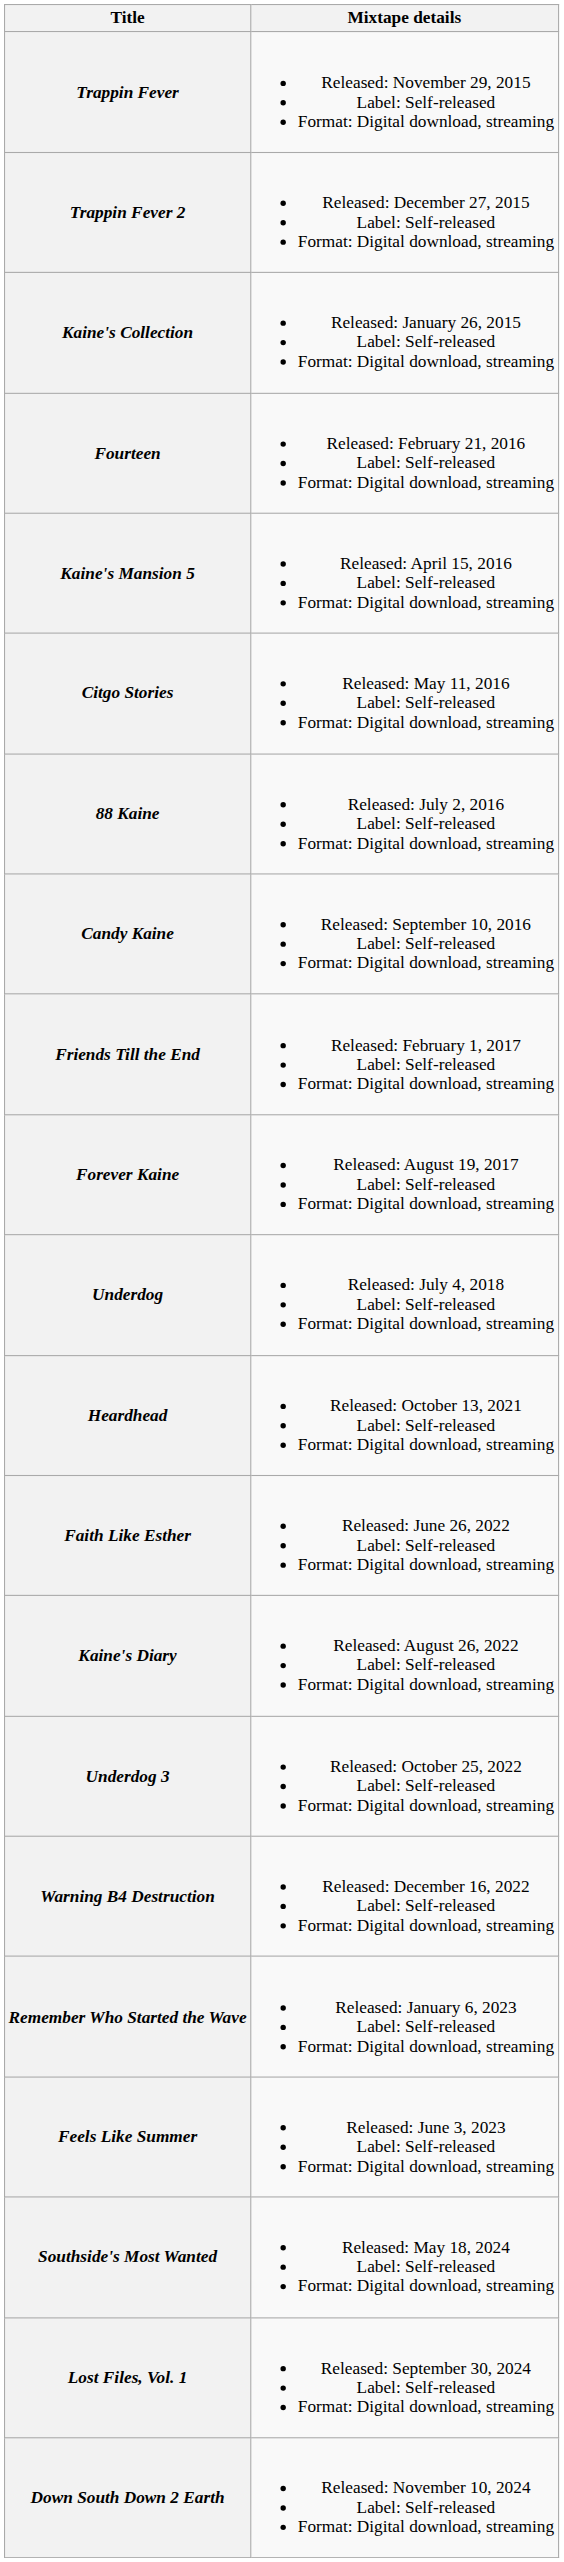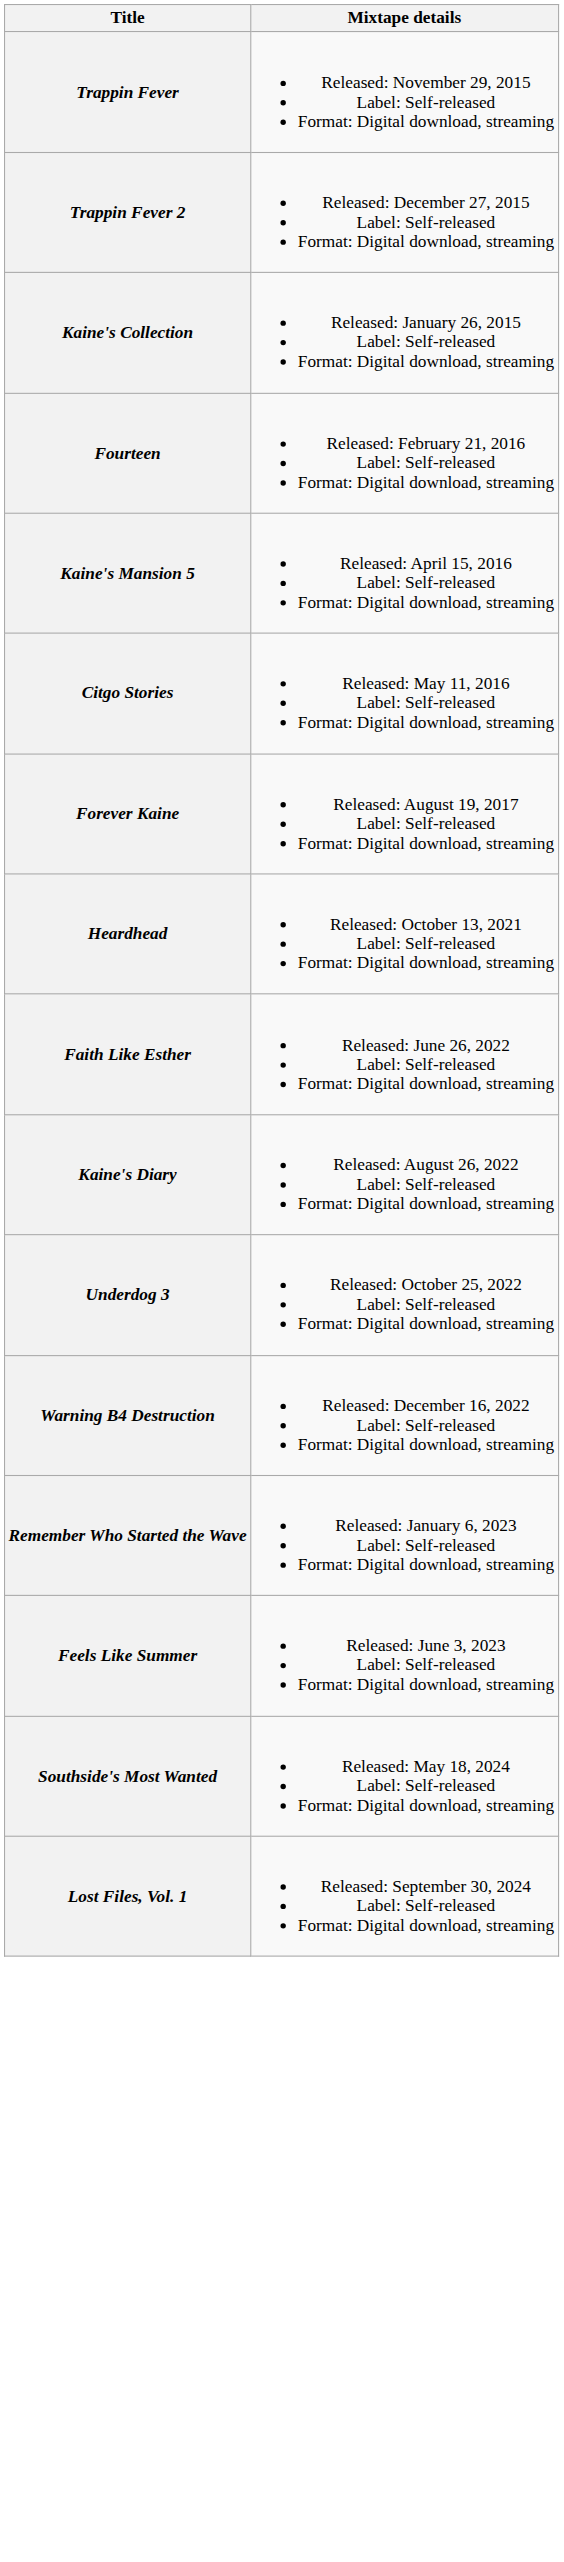- row: (128, 813)
- row: (128, 934)
- row: (128, 1054)
- row: (128, 1294)
- row: (128, 2497)
